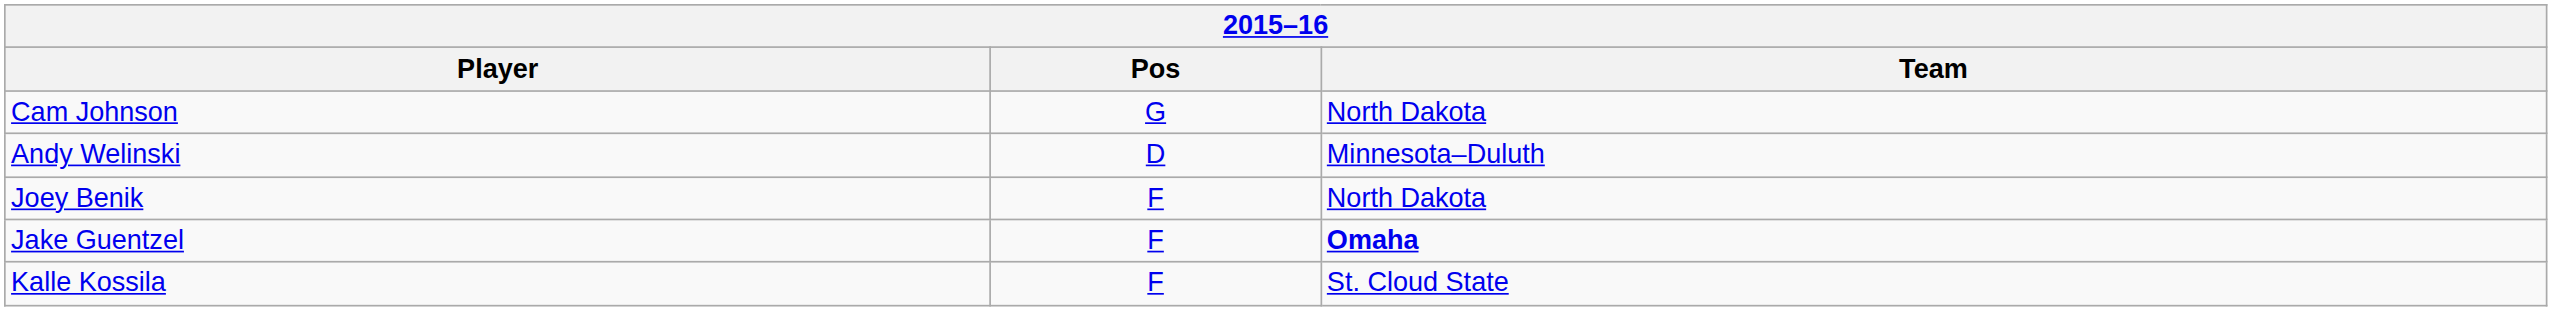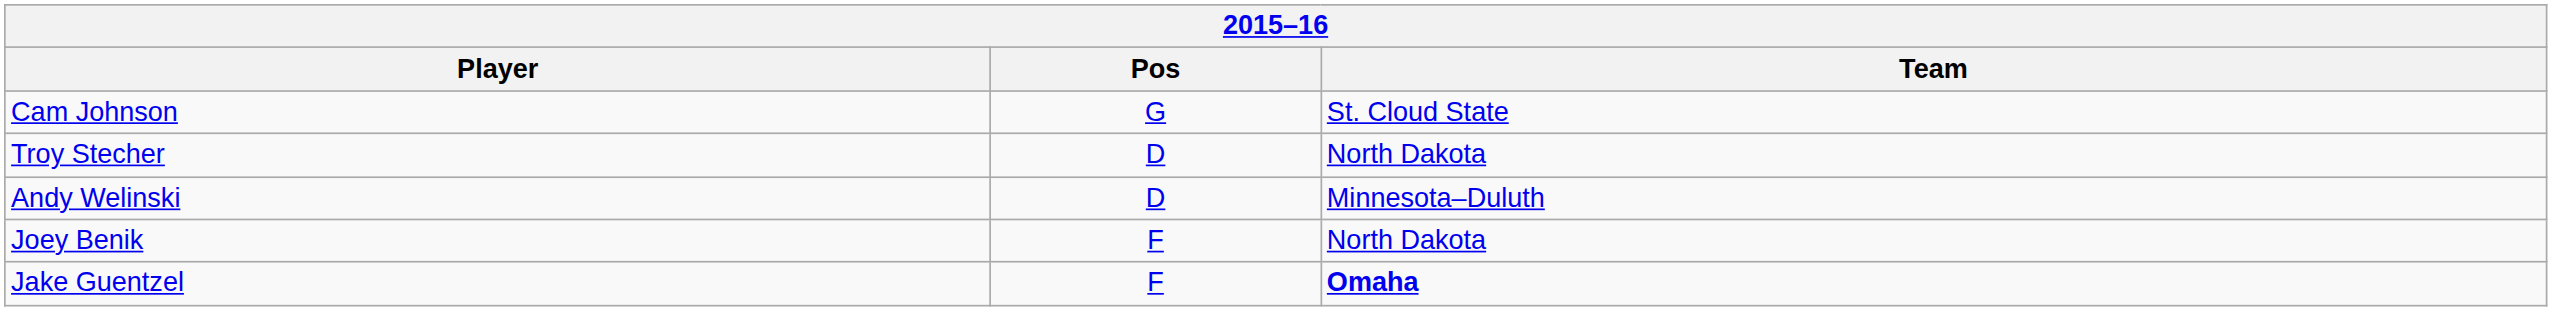(1407, 111) North Dakota -> (1418, 111) St. Cloud State
+ row: (88, 154)
- row: (88, 283)
